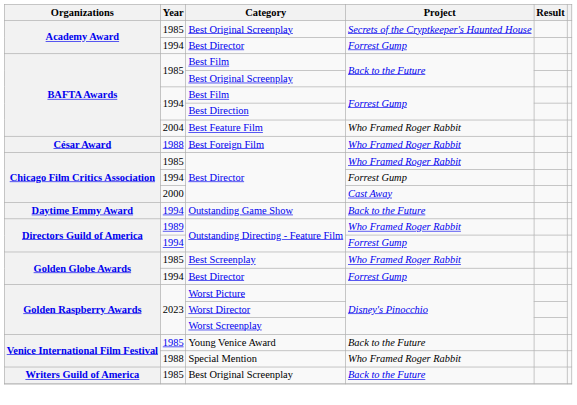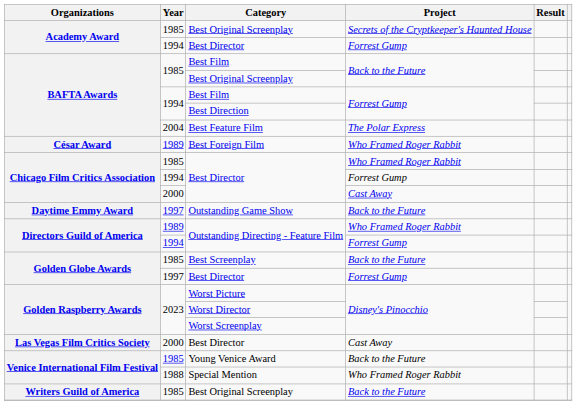(404, 128) Who Framed Roger Rabbit -> (387, 128) The Polar Express
(173, 144) 1988 -> (173, 144) 1989
(173, 210) 1994 -> (173, 210) 1997
(404, 260) Who Framed Roger Rabbit -> (387, 260) Back to the Future
(173, 276) 1994 -> (173, 276) 1997
+ row: (82, 342)
